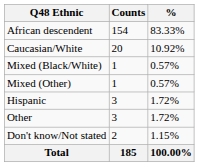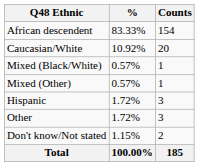columns swapped: (128, 13) <-> (171, 13)
